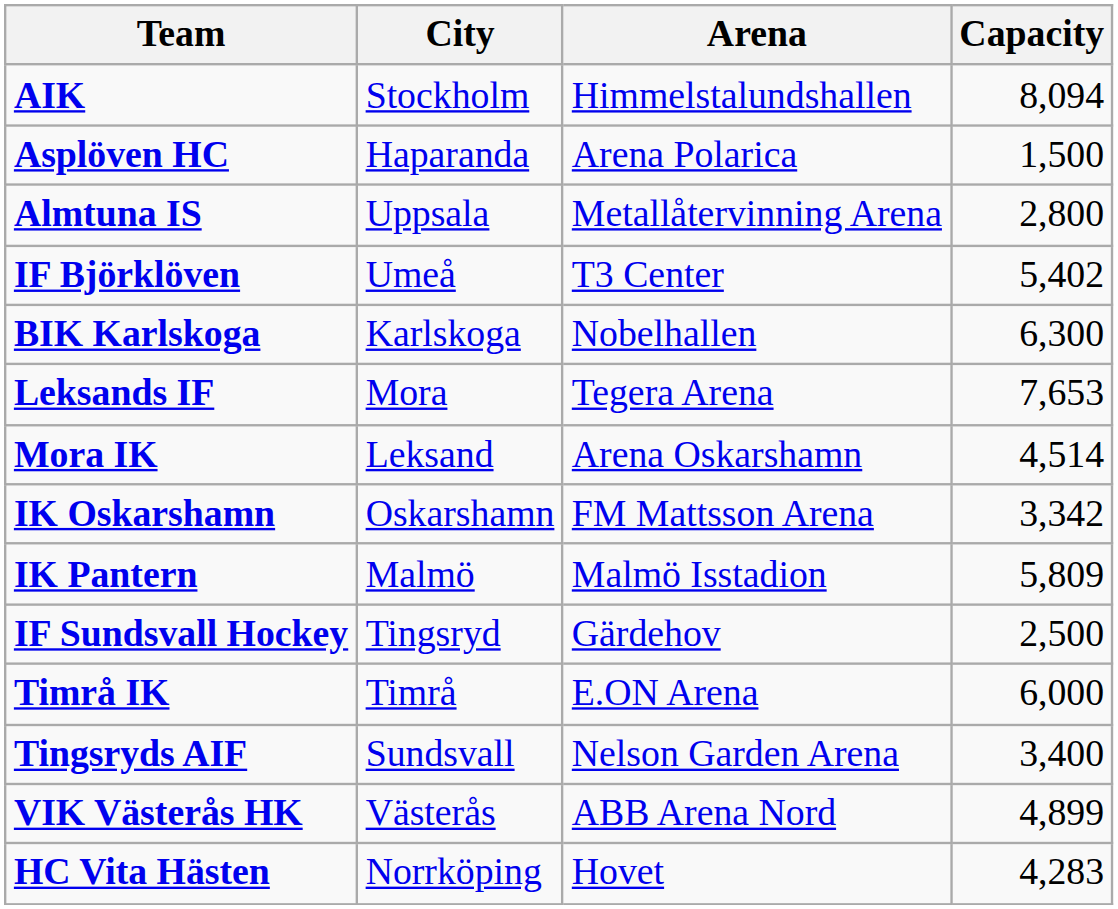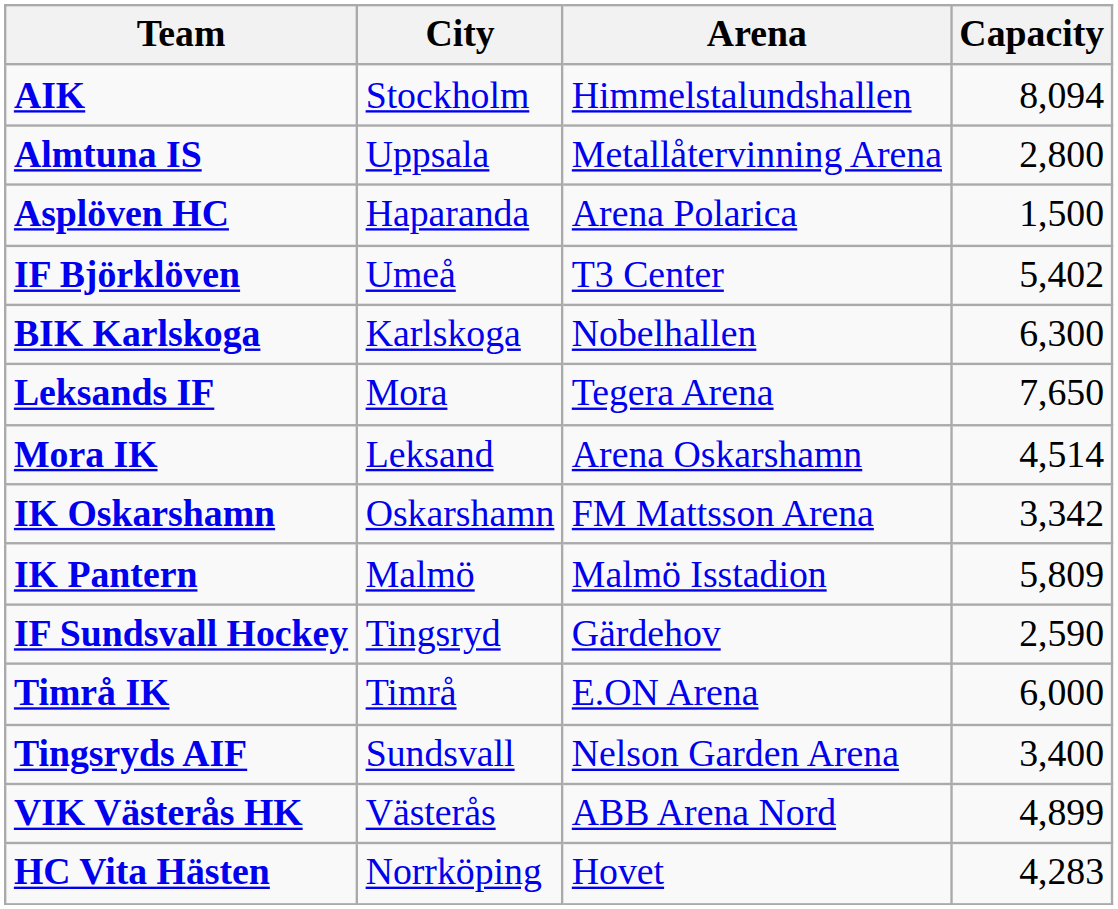rows swapped: (108, 214) <-> (121, 154)
(1062, 393) 7,653 -> (1062, 393) 7,650
(1062, 633) 2,500 -> (1062, 633) 2,590
